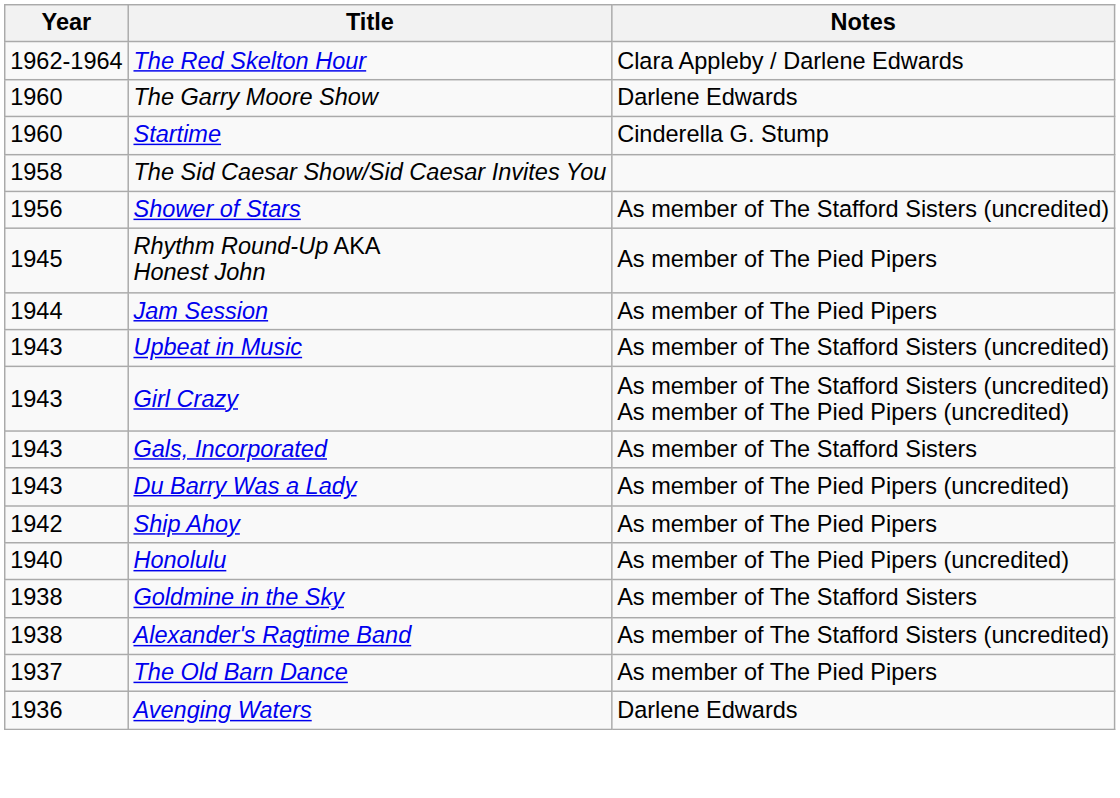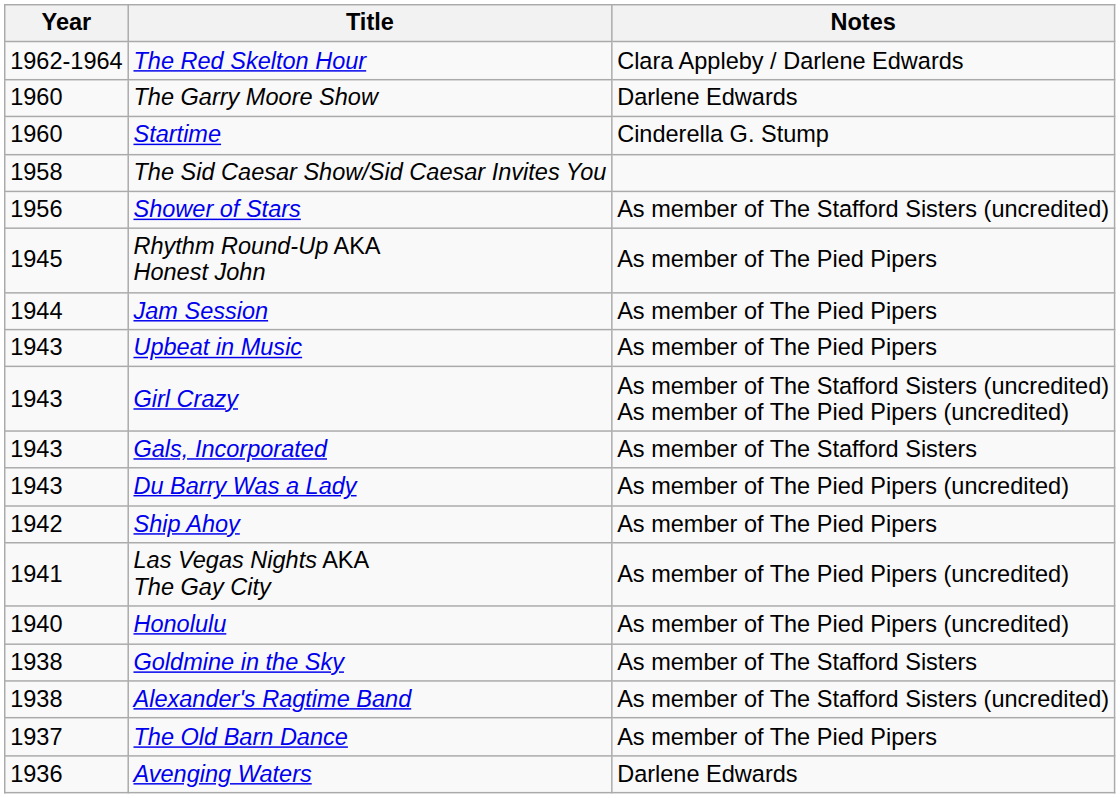(863, 348) As member of The Stafford Sisters (uncredited) -> (777, 348) As member of The Pied Pipers
+ row: (251, 574)
